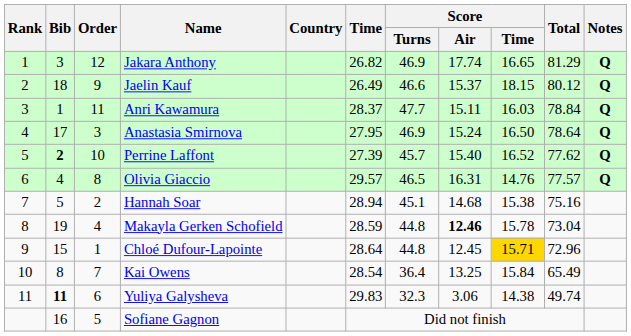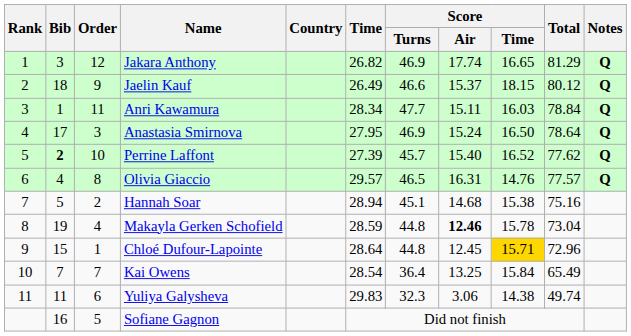(366, 109) 28.37 -> (366, 109) 28.34
(60, 272) 8 -> (60, 272) 7
(60, 296) bold -> (60, 296) normal
